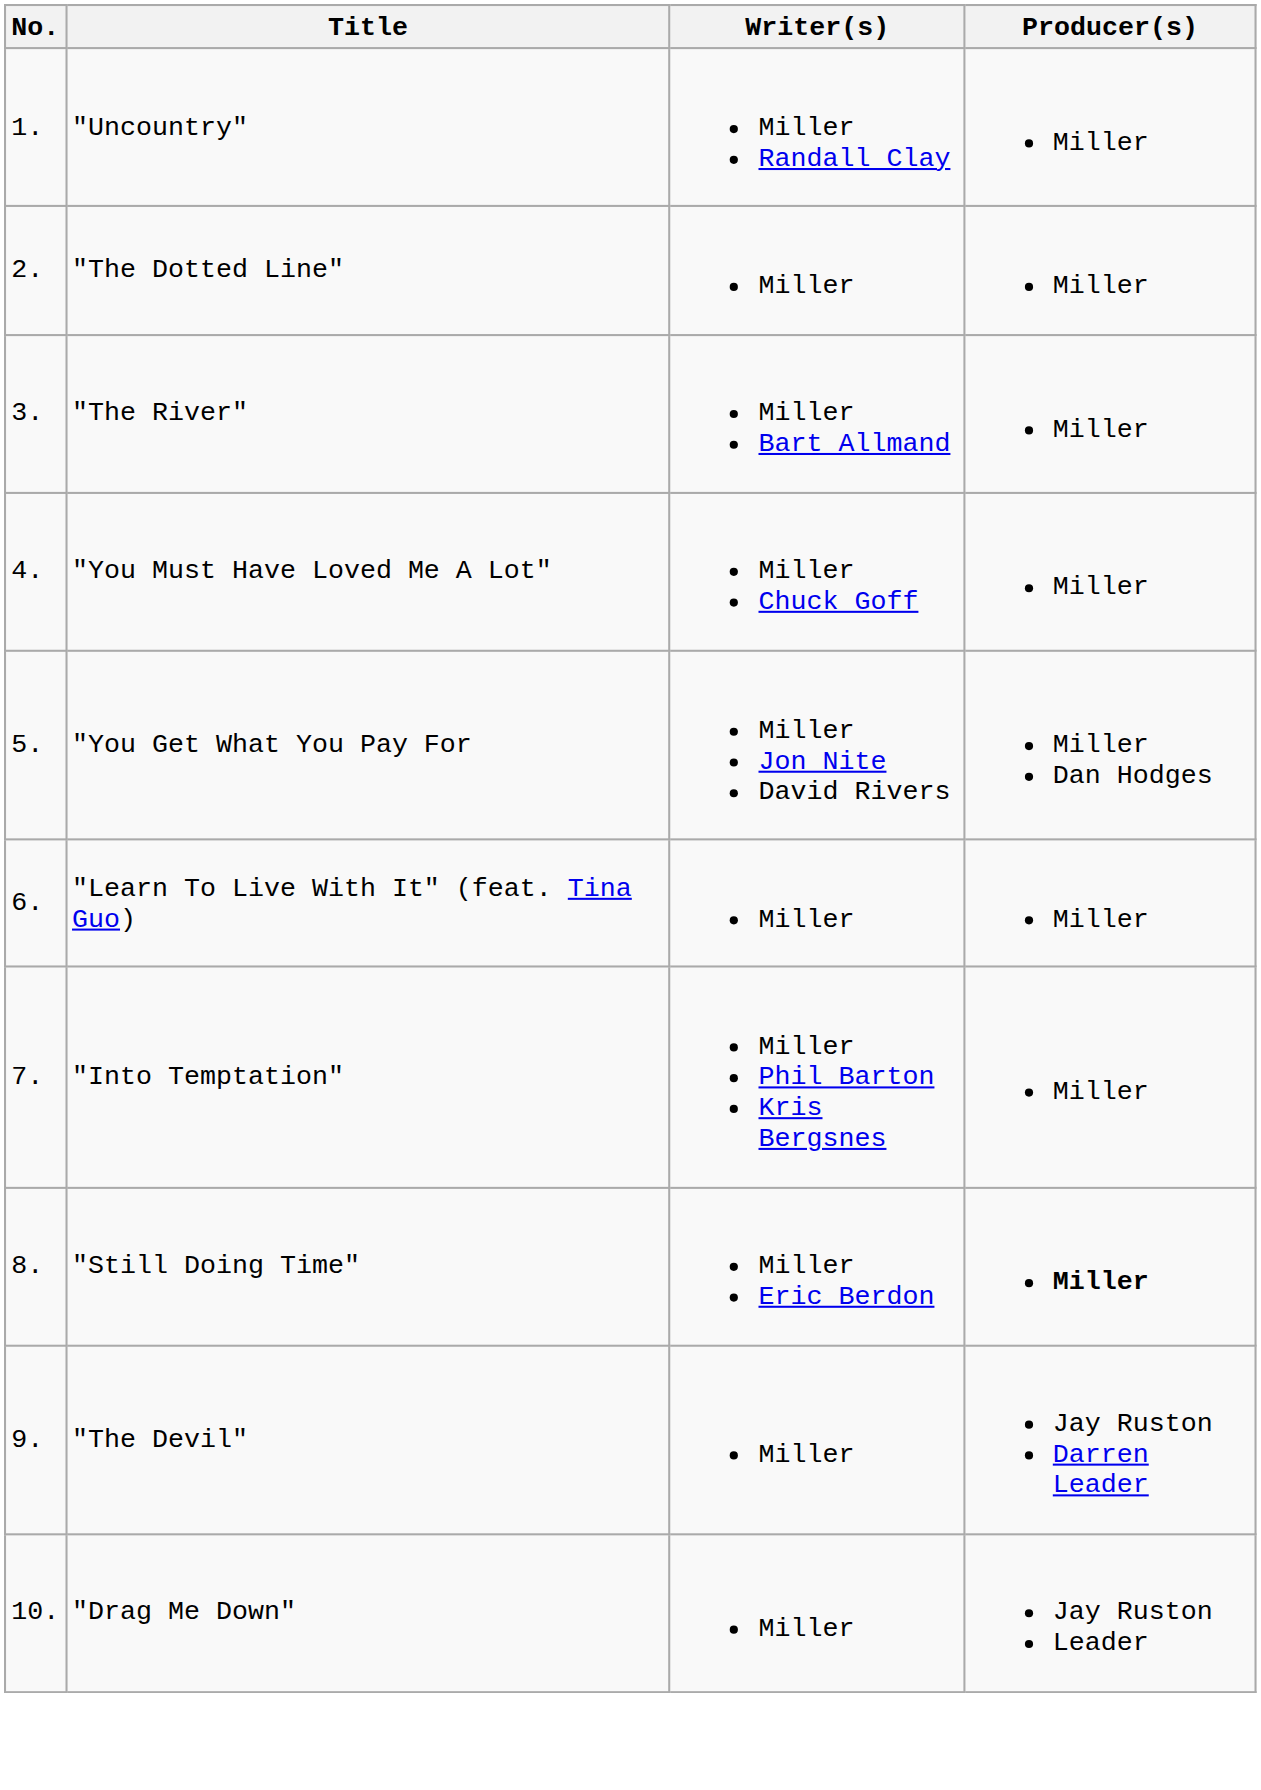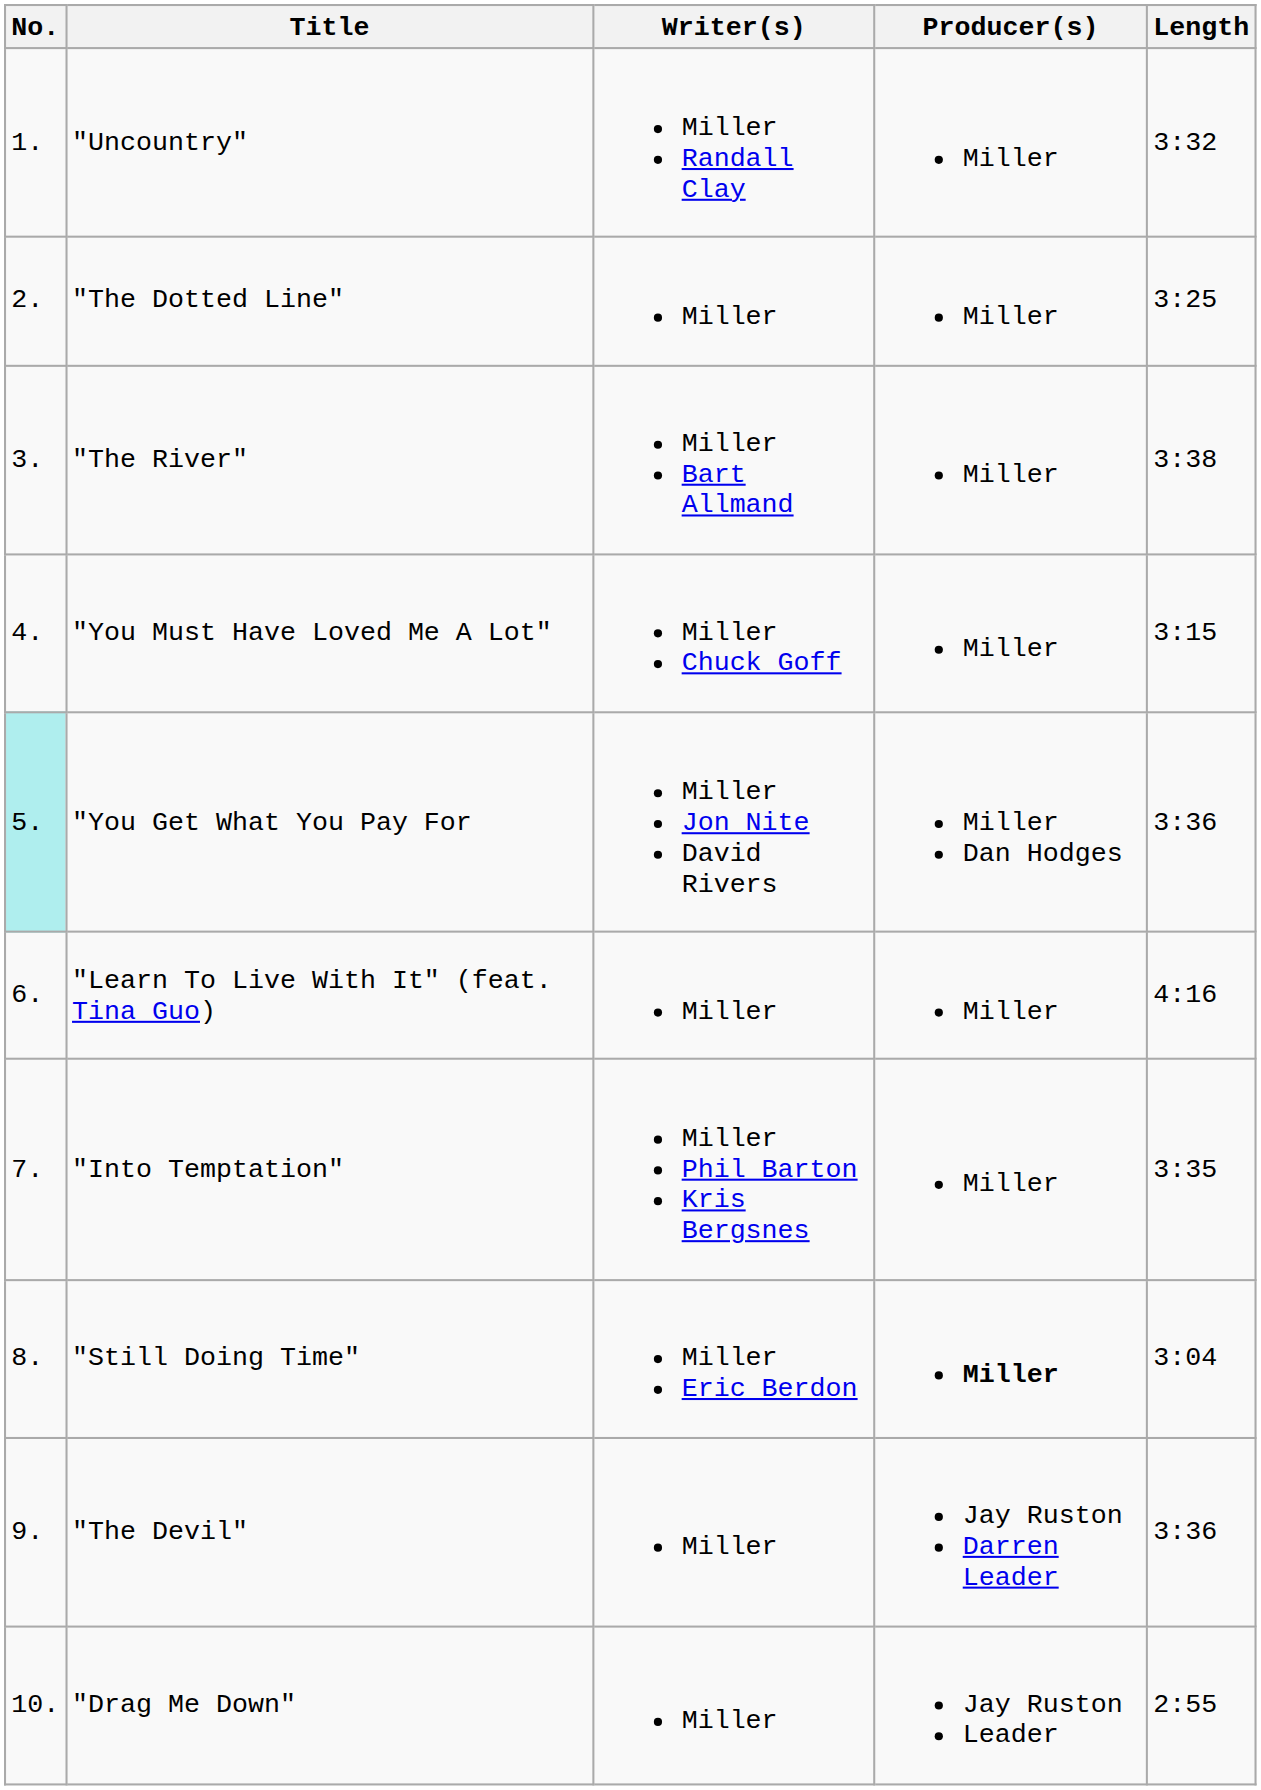+ column: (1201, 27)
(27, 745) no background -> (27, 822) paleturquoise background
